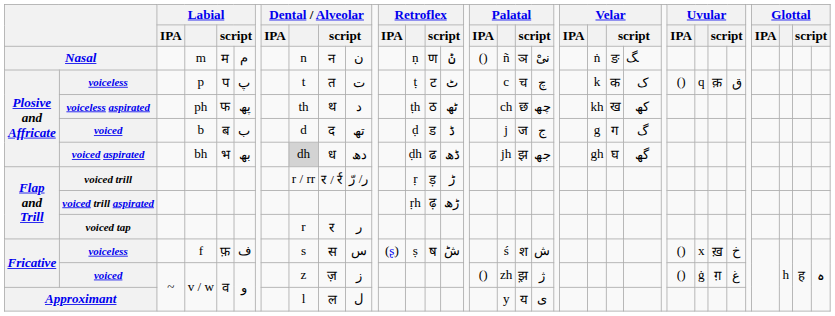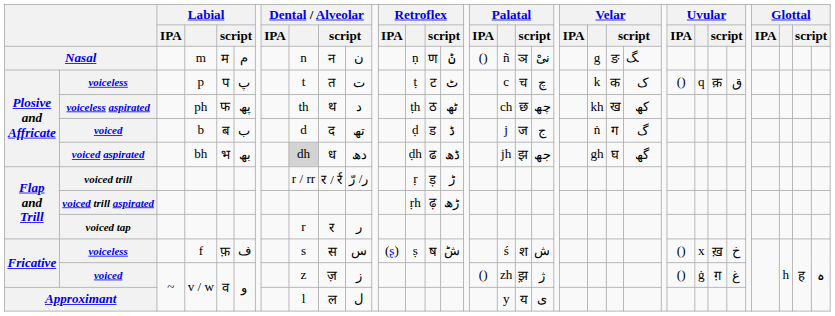(597, 58) ṅ -> (597, 58) g
(597, 130) g -> (597, 130) ṅ
